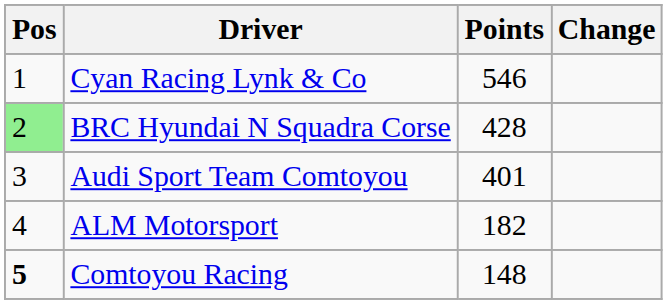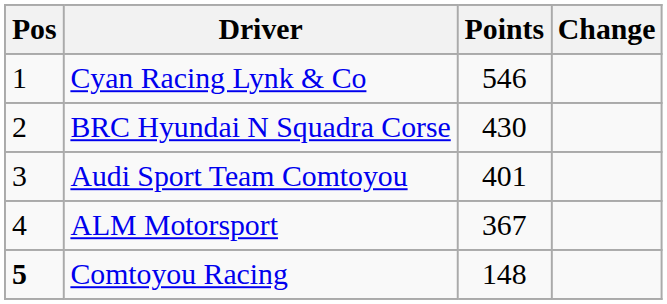(19, 127) lightgreen background -> (19, 127) no background
(504, 127) 428 -> (504, 127) 430
(504, 225) 182 -> (504, 225) 367
